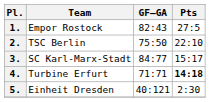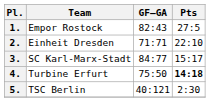(57, 43) TSC Berlin -> (71, 43) Einheit Dresden
(153, 43) 75:50 -> (153, 43) 71:71
(153, 74) 71:71 -> (153, 74) 75:50
(71, 89) Einheit Dresden -> (57, 89) TSC Berlin
